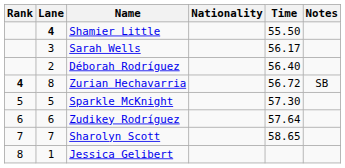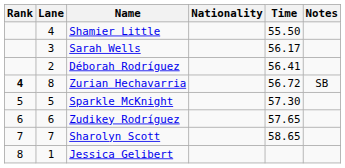(51, 31) bold -> (51, 31) normal
(284, 66) 56.40 -> (284, 66) 56.41
(284, 119) 57.64 -> (284, 119) 57.65
